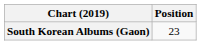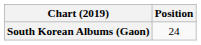(174, 31) 23 -> (174, 31) 24
